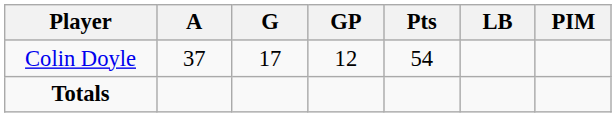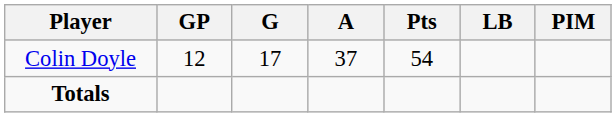columns swapped: (346, 22) <-> (194, 22)
